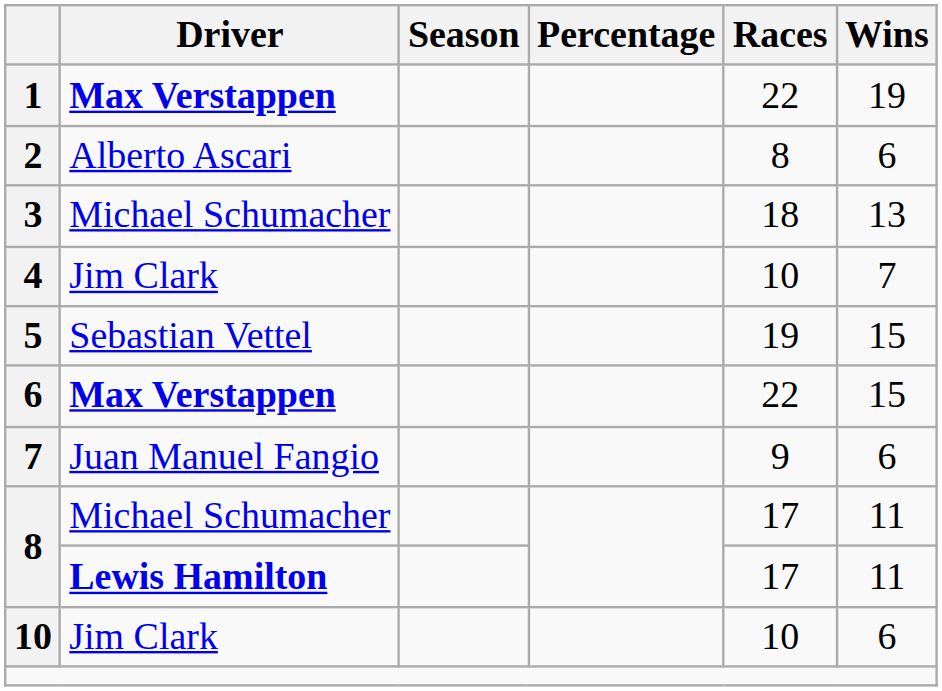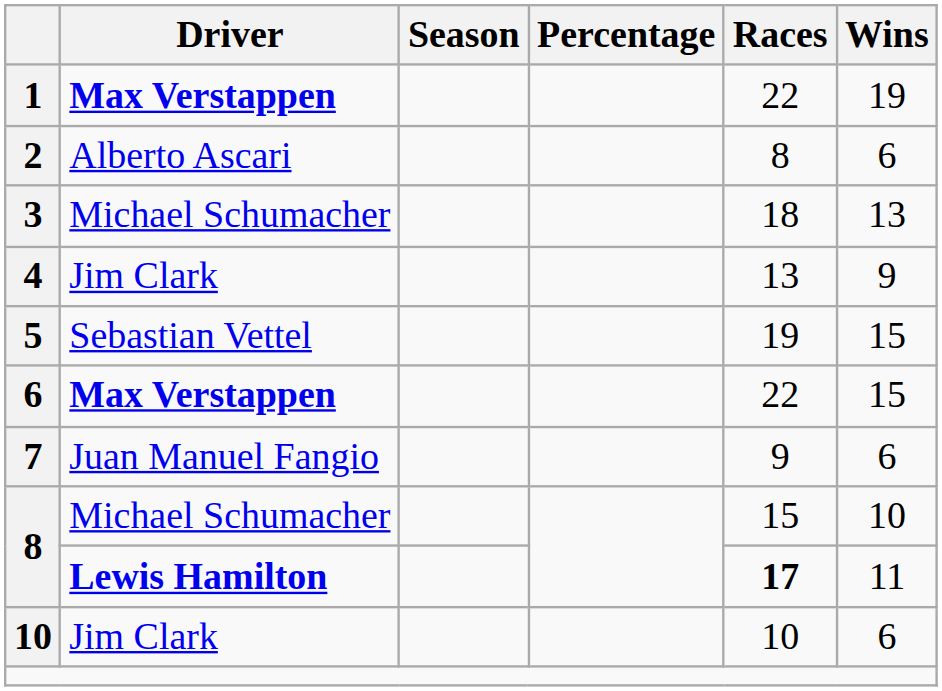(780, 275) 10 -> (780, 275) 13
(887, 275) 7 -> (887, 275) 9
(780, 515) 17 -> (780, 515) 15
(887, 515) 11 -> (887, 515) 10
(780, 575) normal -> (780, 575) bold
